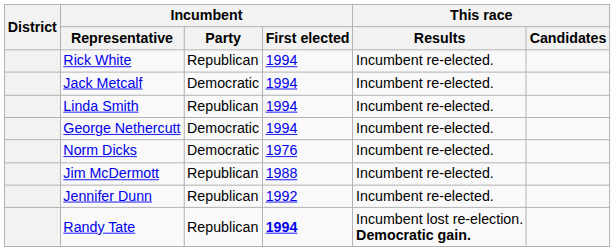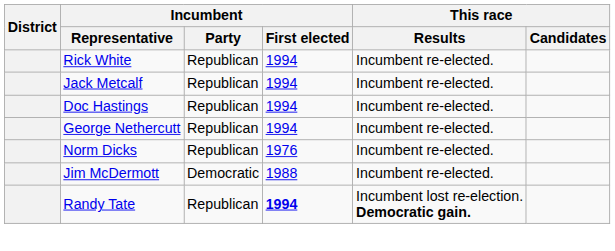(223, 83) Democratic -> (223, 83) Republican
- row: (101, 106)
+ row: (106, 106)
(223, 128) Democratic -> (223, 128) Republican
(223, 151) Democratic -> (223, 151) Republican
(223, 173) Republican -> (223, 173) Democratic
- row: (108, 196)
